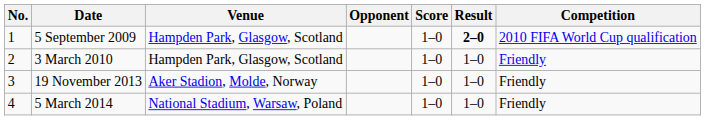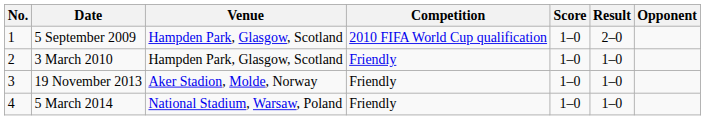columns swapped: (379, 15) <-> (598, 15)
(474, 37) bold -> (612, 37) normal
